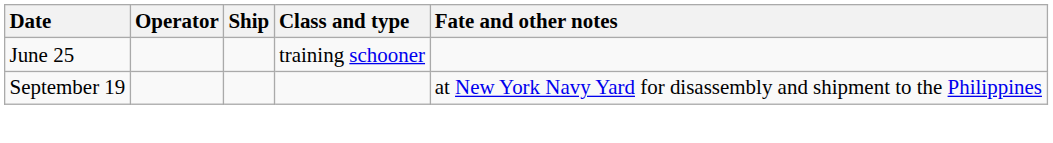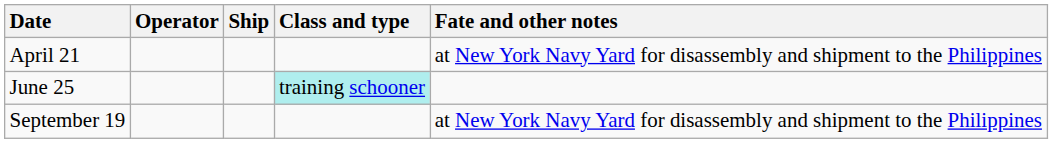+ row: (45, 54)
(352, 54) no background -> (352, 87) paleturquoise background
